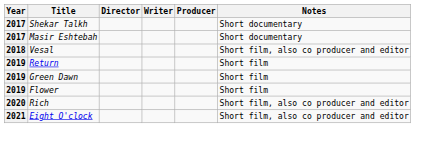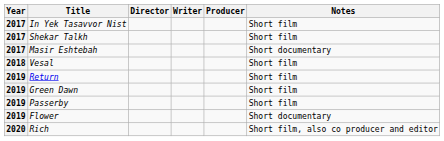+ row: (78, 24)
(261, 24) Short documentary -> (273, 37) Short film
(314, 50) Short film, also co producer and editor -> (273, 63) Short film
+ row: (49, 103)
(244, 90) Short film -> (290, 116) Short documentary
- row: (61, 116)
